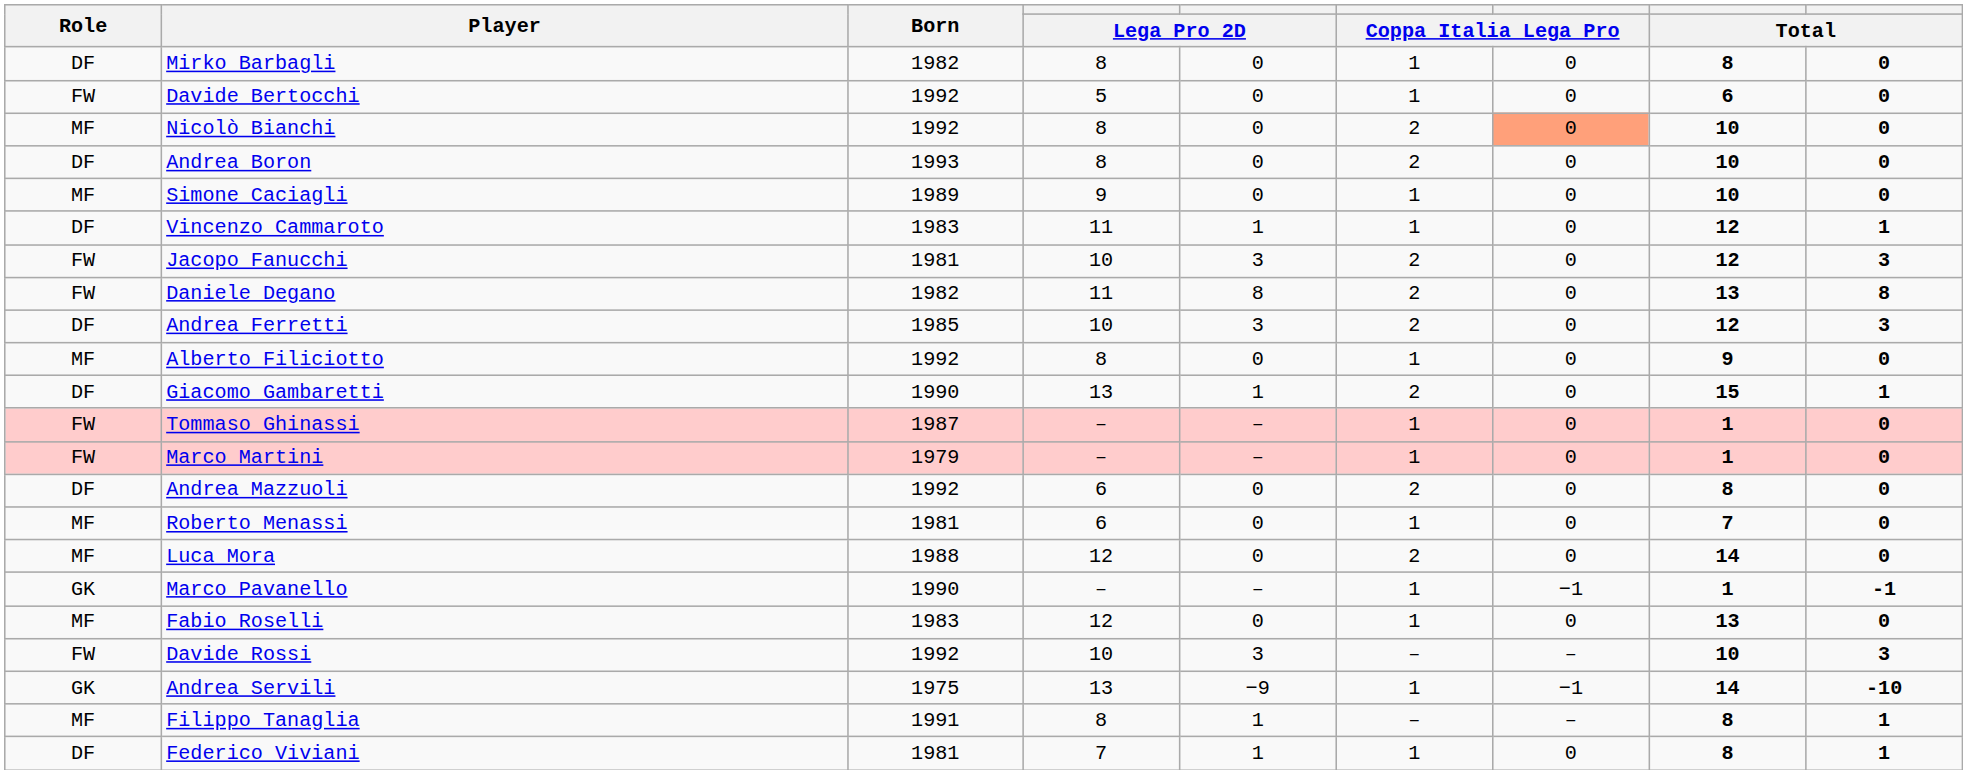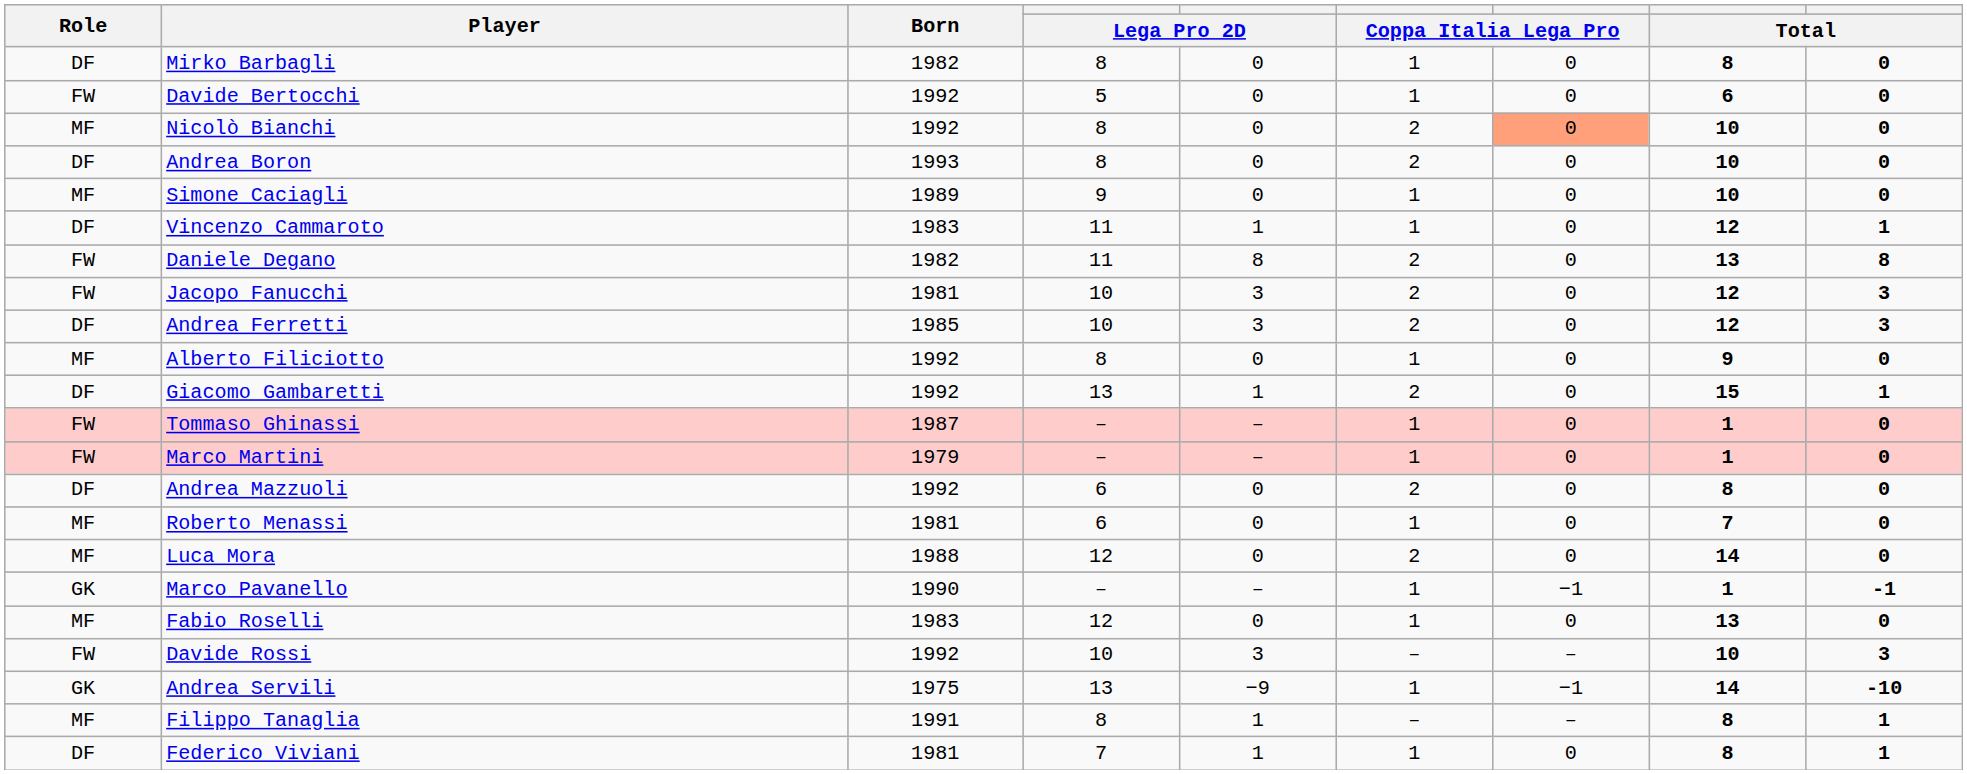rows swapped: (251, 294) <-> (257, 261)
(935, 392) 1990 -> (935, 392) 1992
